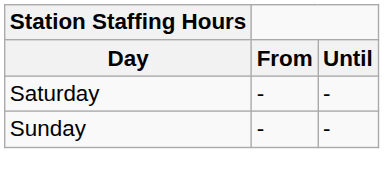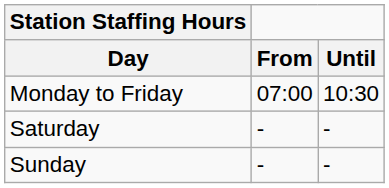+ row: (96, 93)
